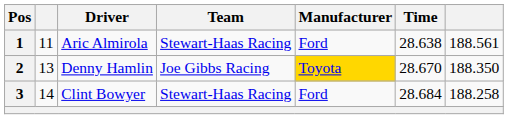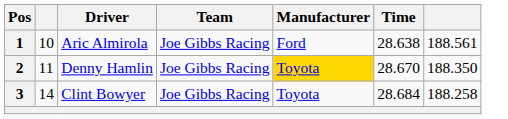(46, 43) 11 -> (46, 43) 10
(226, 43) Stewart-Haas Racing -> (215, 43) Joe Gibbs Racing
(46, 68) 13 -> (46, 68) 11
(226, 94) Stewart-Haas Racing -> (215, 94) Joe Gibbs Racing
(313, 94) Ford -> (298, 94) Toyota
